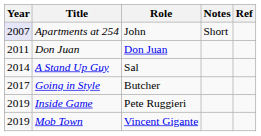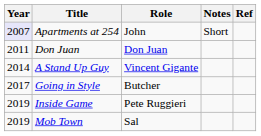(131, 67) Sal -> (161, 67) Vincent Gigante
(161, 121) Vincent Gigante -> (131, 121) Sal
